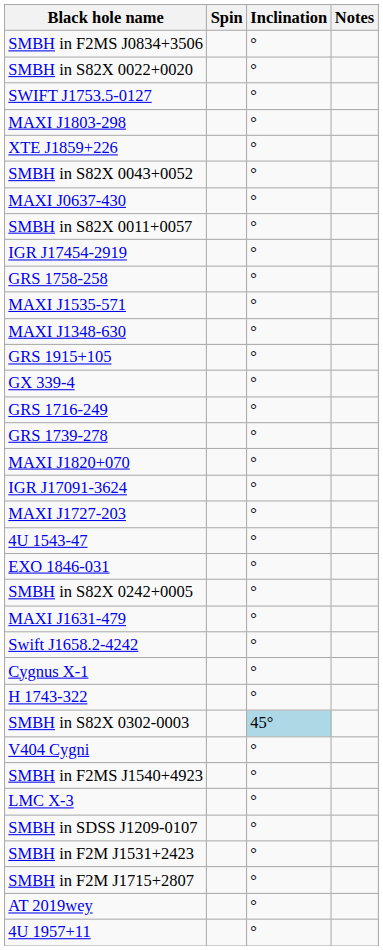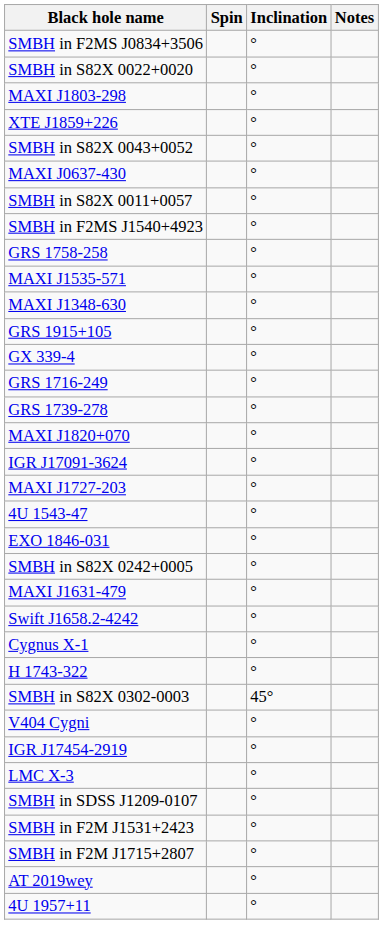- row: (80, 95)
rows swapped: (106, 775) <-> (68, 252)
(262, 723) lightblue background -> (262, 697) no background
